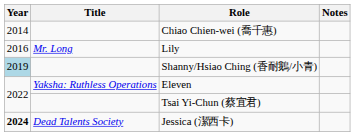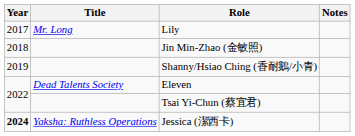- row: (219, 30)
(18, 49) 2016 -> (18, 30) 2017
+ row: (212, 47)
(18, 67) lightblue background -> (18, 67) no background
(95, 85) Yaksha: Ruthless Operations -> (78, 85) Dead Talents Society
(78, 122) Dead Talents Society -> (95, 122) Yaksha: Ruthless Operations
